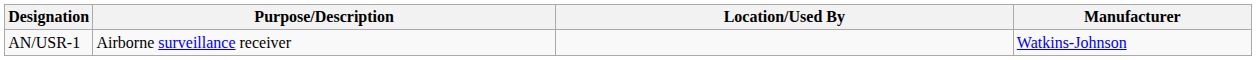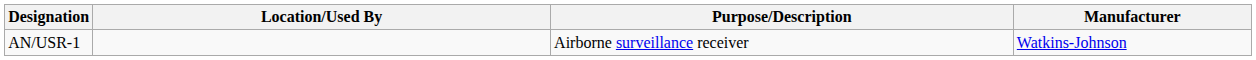columns swapped: (324, 17) <-> (784, 17)
